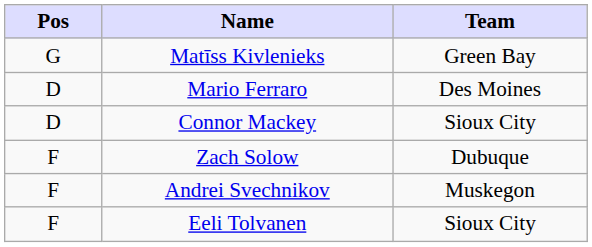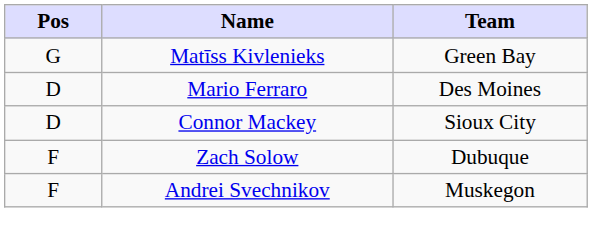- row: (247, 223)
